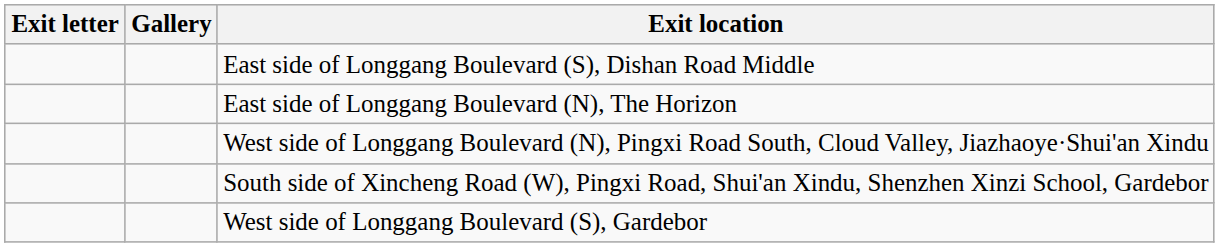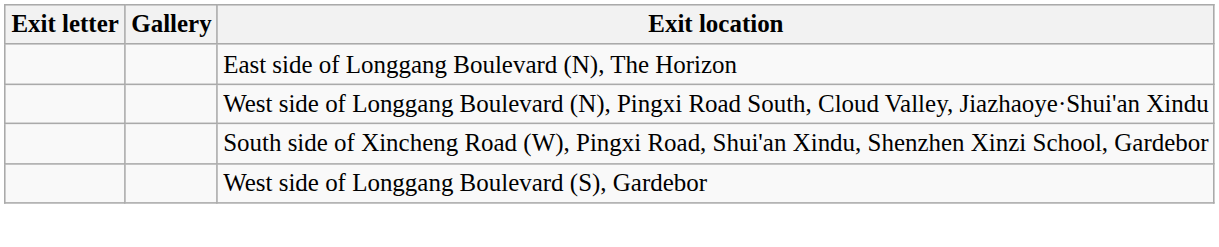- row: (519, 63)
